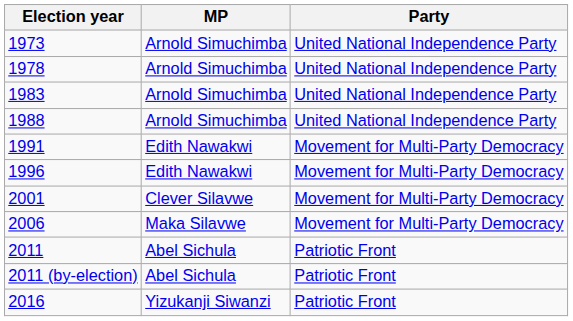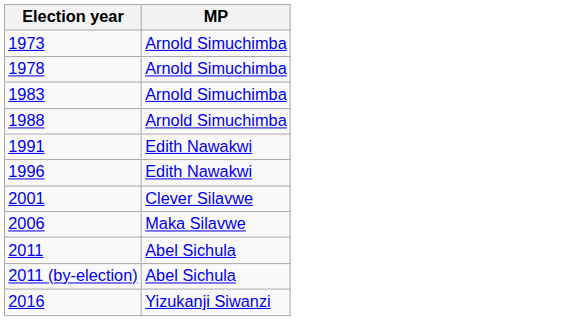- column: (429, 17)
